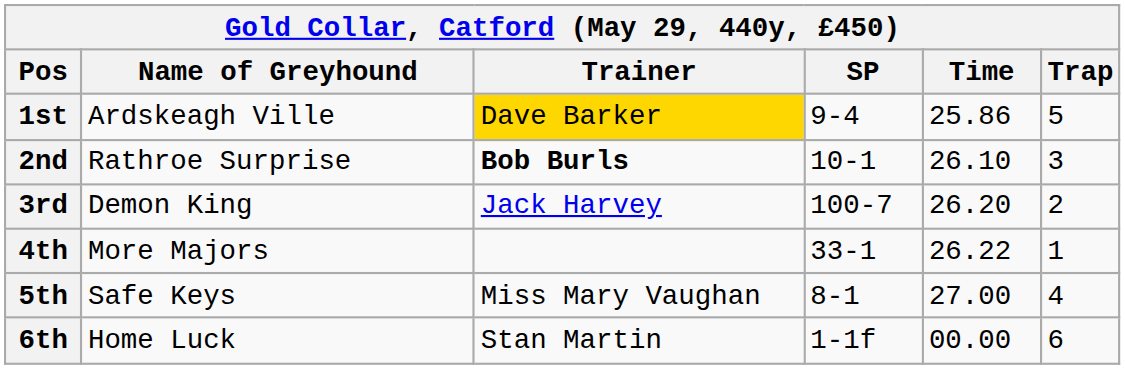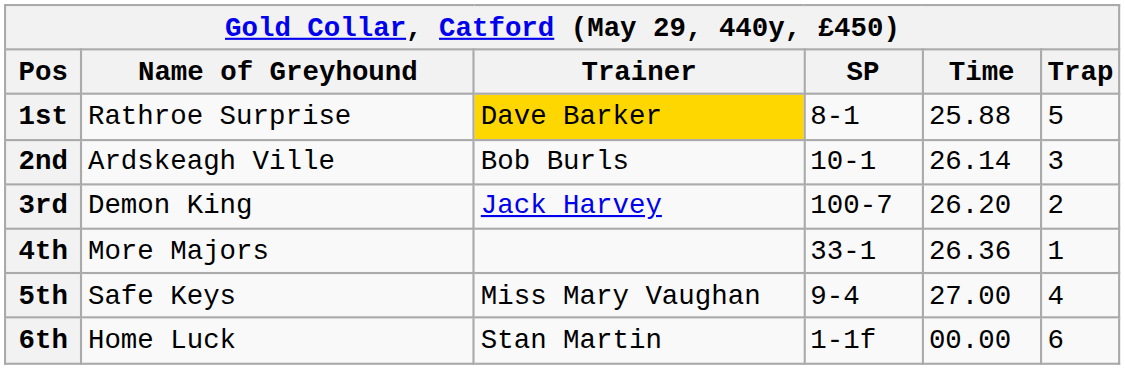(211, 117) Ardskeagh Ville -> (220, 117) Rathroe Surprise
(835, 117) 9-4 -> (835, 117) 8-1
(970, 117) 25.86 -> (970, 117) 25.88
(220, 162) Rathroe Surprise -> (211, 162) Ardskeagh Ville
(555, 162) bold -> (555, 162) normal
(970, 162) 26.10 -> (970, 162) 26.14
(970, 251) 26.22 -> (970, 251) 26.36
(835, 296) 8-1 -> (835, 296) 9-4
